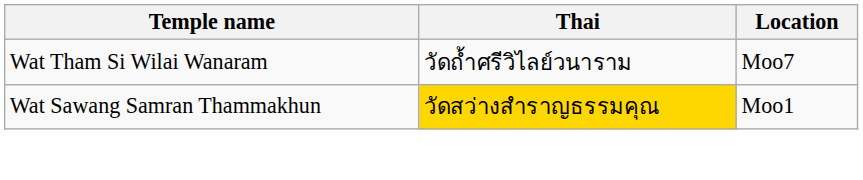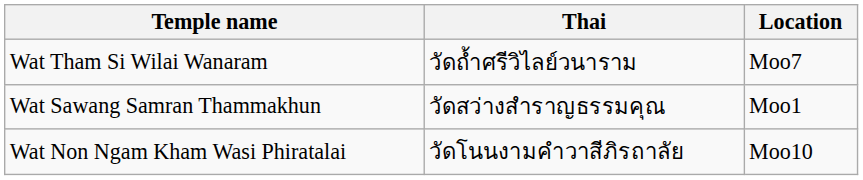(542, 107) gold background -> (547, 107) no background
+ row: (178, 151)
